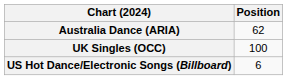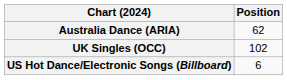(258, 48) 100 -> (258, 48) 102
